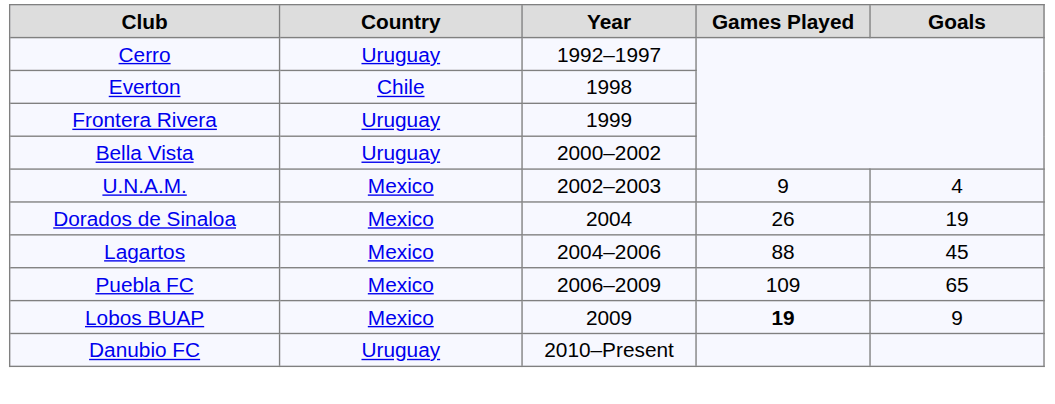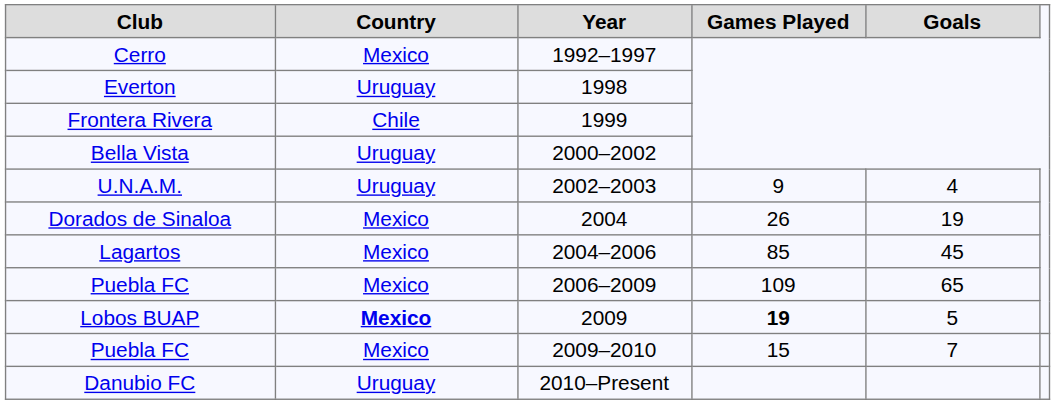(401, 54) Uruguay -> (396, 54) Mexico
(401, 87) Chile -> (396, 87) Uruguay
(401, 120) Uruguay -> (396, 120) Chile
(401, 186) Mexico -> (396, 186) Uruguay
(783, 251) 88 -> (778, 251) 85
(401, 317) normal -> (396, 317) bold
(957, 317) 9 -> (952, 317) 5
+ row: (140, 350)
